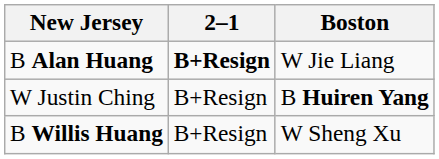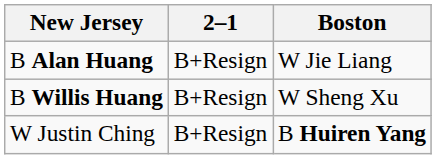(222, 60) bold -> (220, 60) normal
rows swapped: (83, 97) <-> (87, 134)
